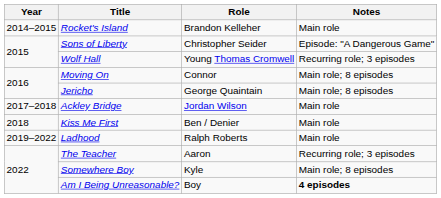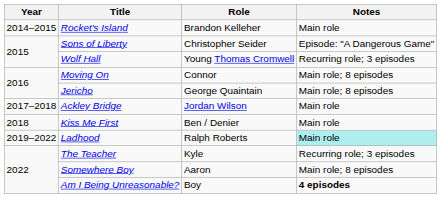(319, 138) no background -> (319, 138) paleturquoise background
(197, 153) Aaron -> (194, 153) Kyle
(194, 169) Kyle -> (197, 169) Aaron
